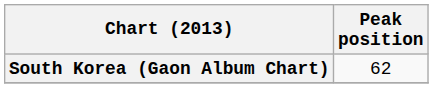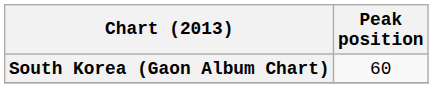(381, 69) 62 -> (381, 69) 60
